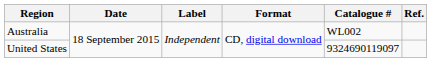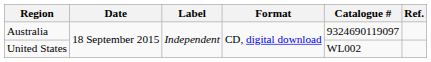(344, 31) WL002 -> (363, 31) 9324690119097
(363, 48) 9324690119097 -> (344, 48) WL002
